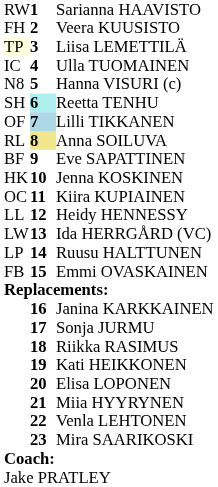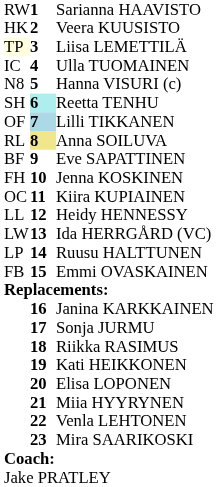(15, 28) FH -> (16, 28) HK
(16, 177) HK -> (15, 177) FH
